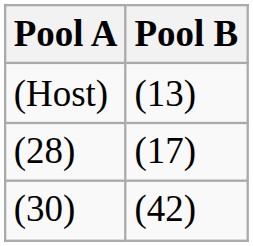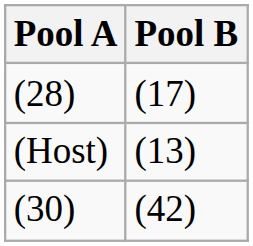rows swapped: (61, 92) <-> (44, 151)
